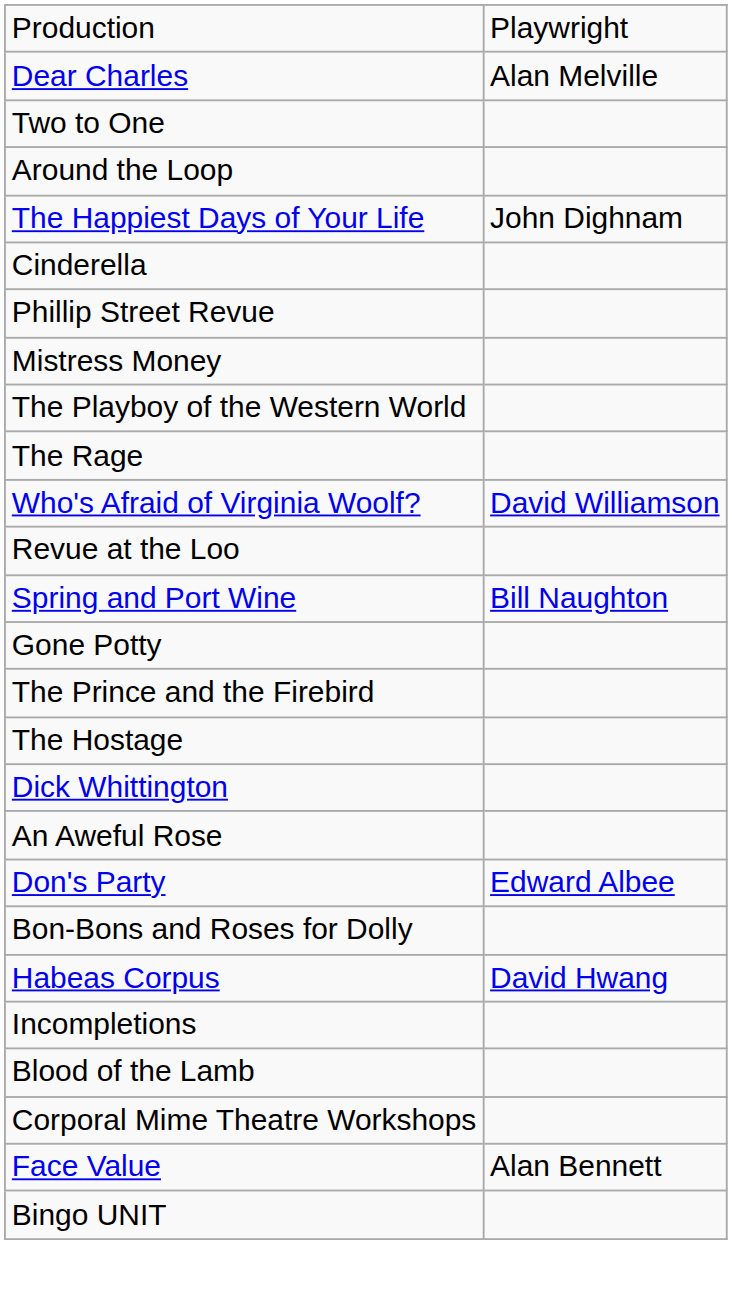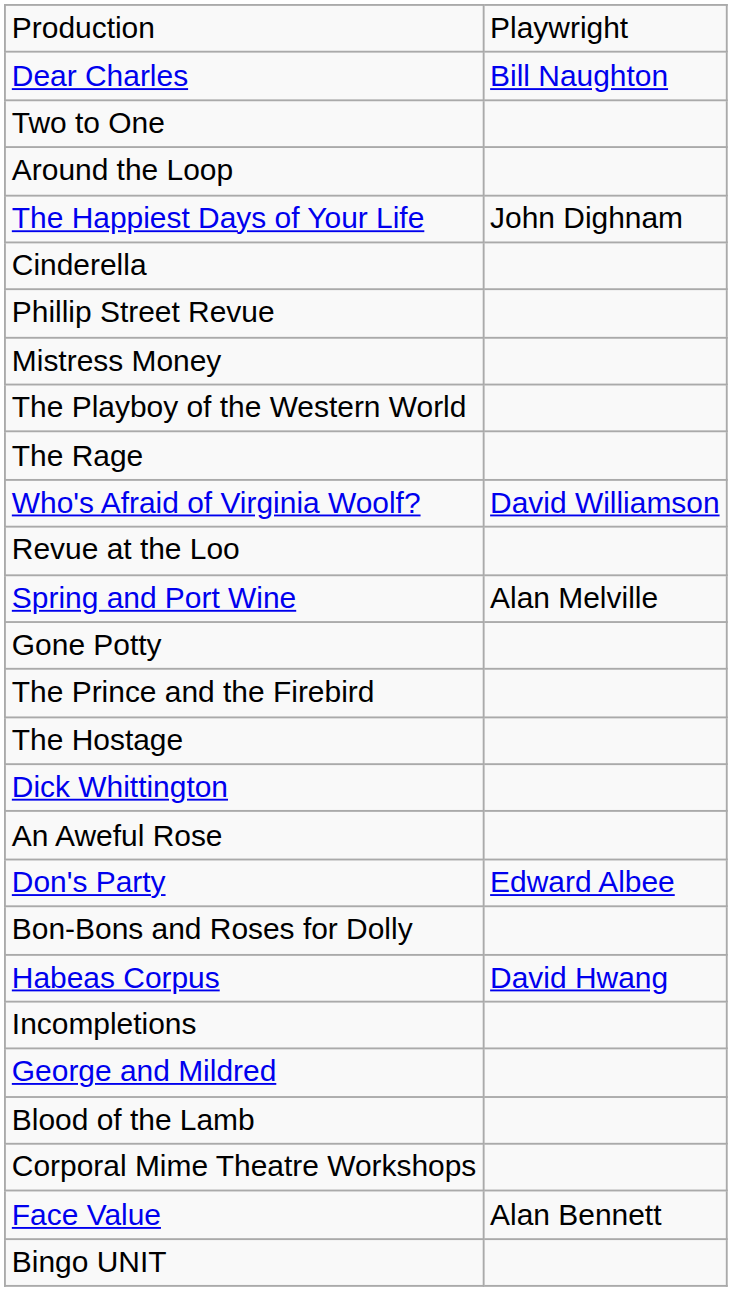(574, 75) Alan Melville -> (579, 75) Bill Naughton
(579, 597) Bill Naughton -> (574, 597) Alan Melville
+ row: (144, 1072)
